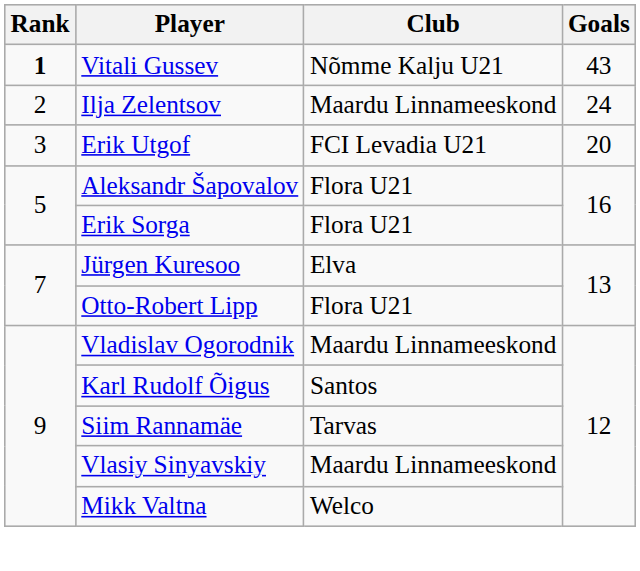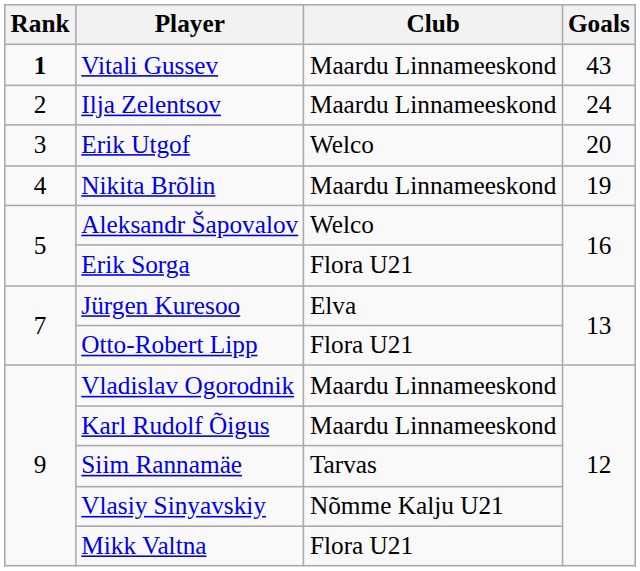(407, 64) Nõmme Kalju U21 -> (433, 64) Maardu Linnameeskond
(398, 144) FCI Levadia U21 -> (342, 144) Welco
+ row: (148, 184)
(362, 184) Flora U21 -> (342, 225) Welco
(344, 385) Santos -> (433, 425) Maardu Linnameeskond
(433, 465) Maardu Linnameeskond -> (407, 505) Nõmme Kalju U21
(342, 505) Welco -> (362, 545) Flora U21
